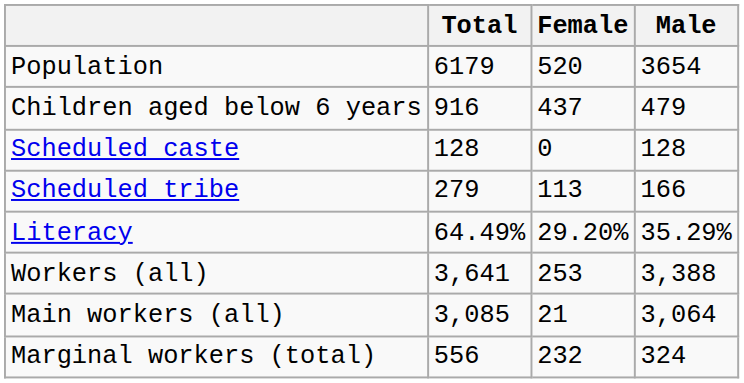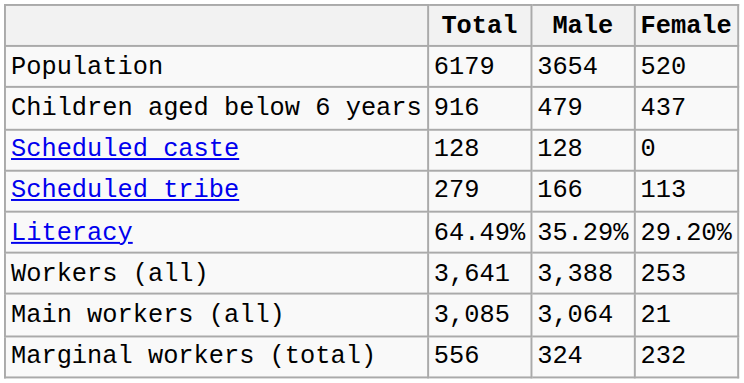columns swapped: (686, 26) <-> (583, 26)
